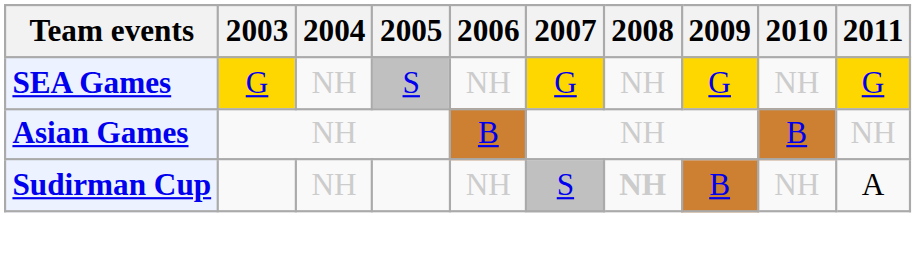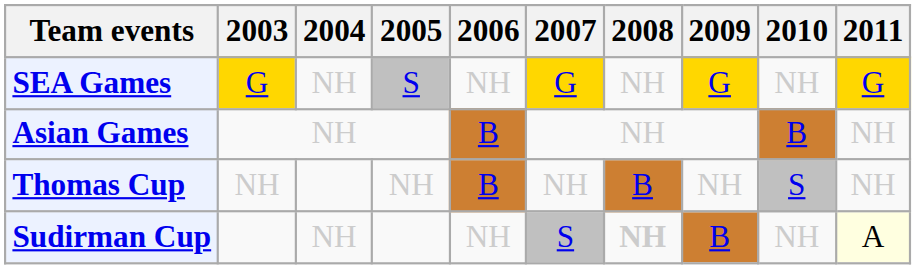+ row: (99, 185)
(873, 185) no background -> (873, 236) lightyellow background
